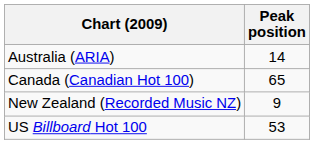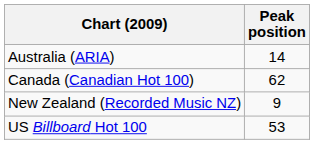(277, 80) 65 -> (277, 80) 62
